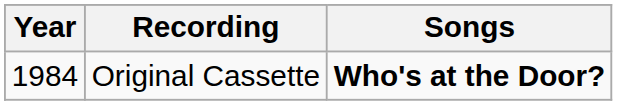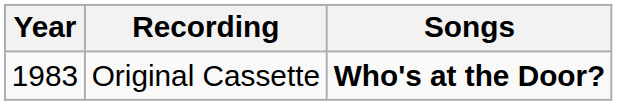(45, 75) 1984 -> (45, 75) 1983
